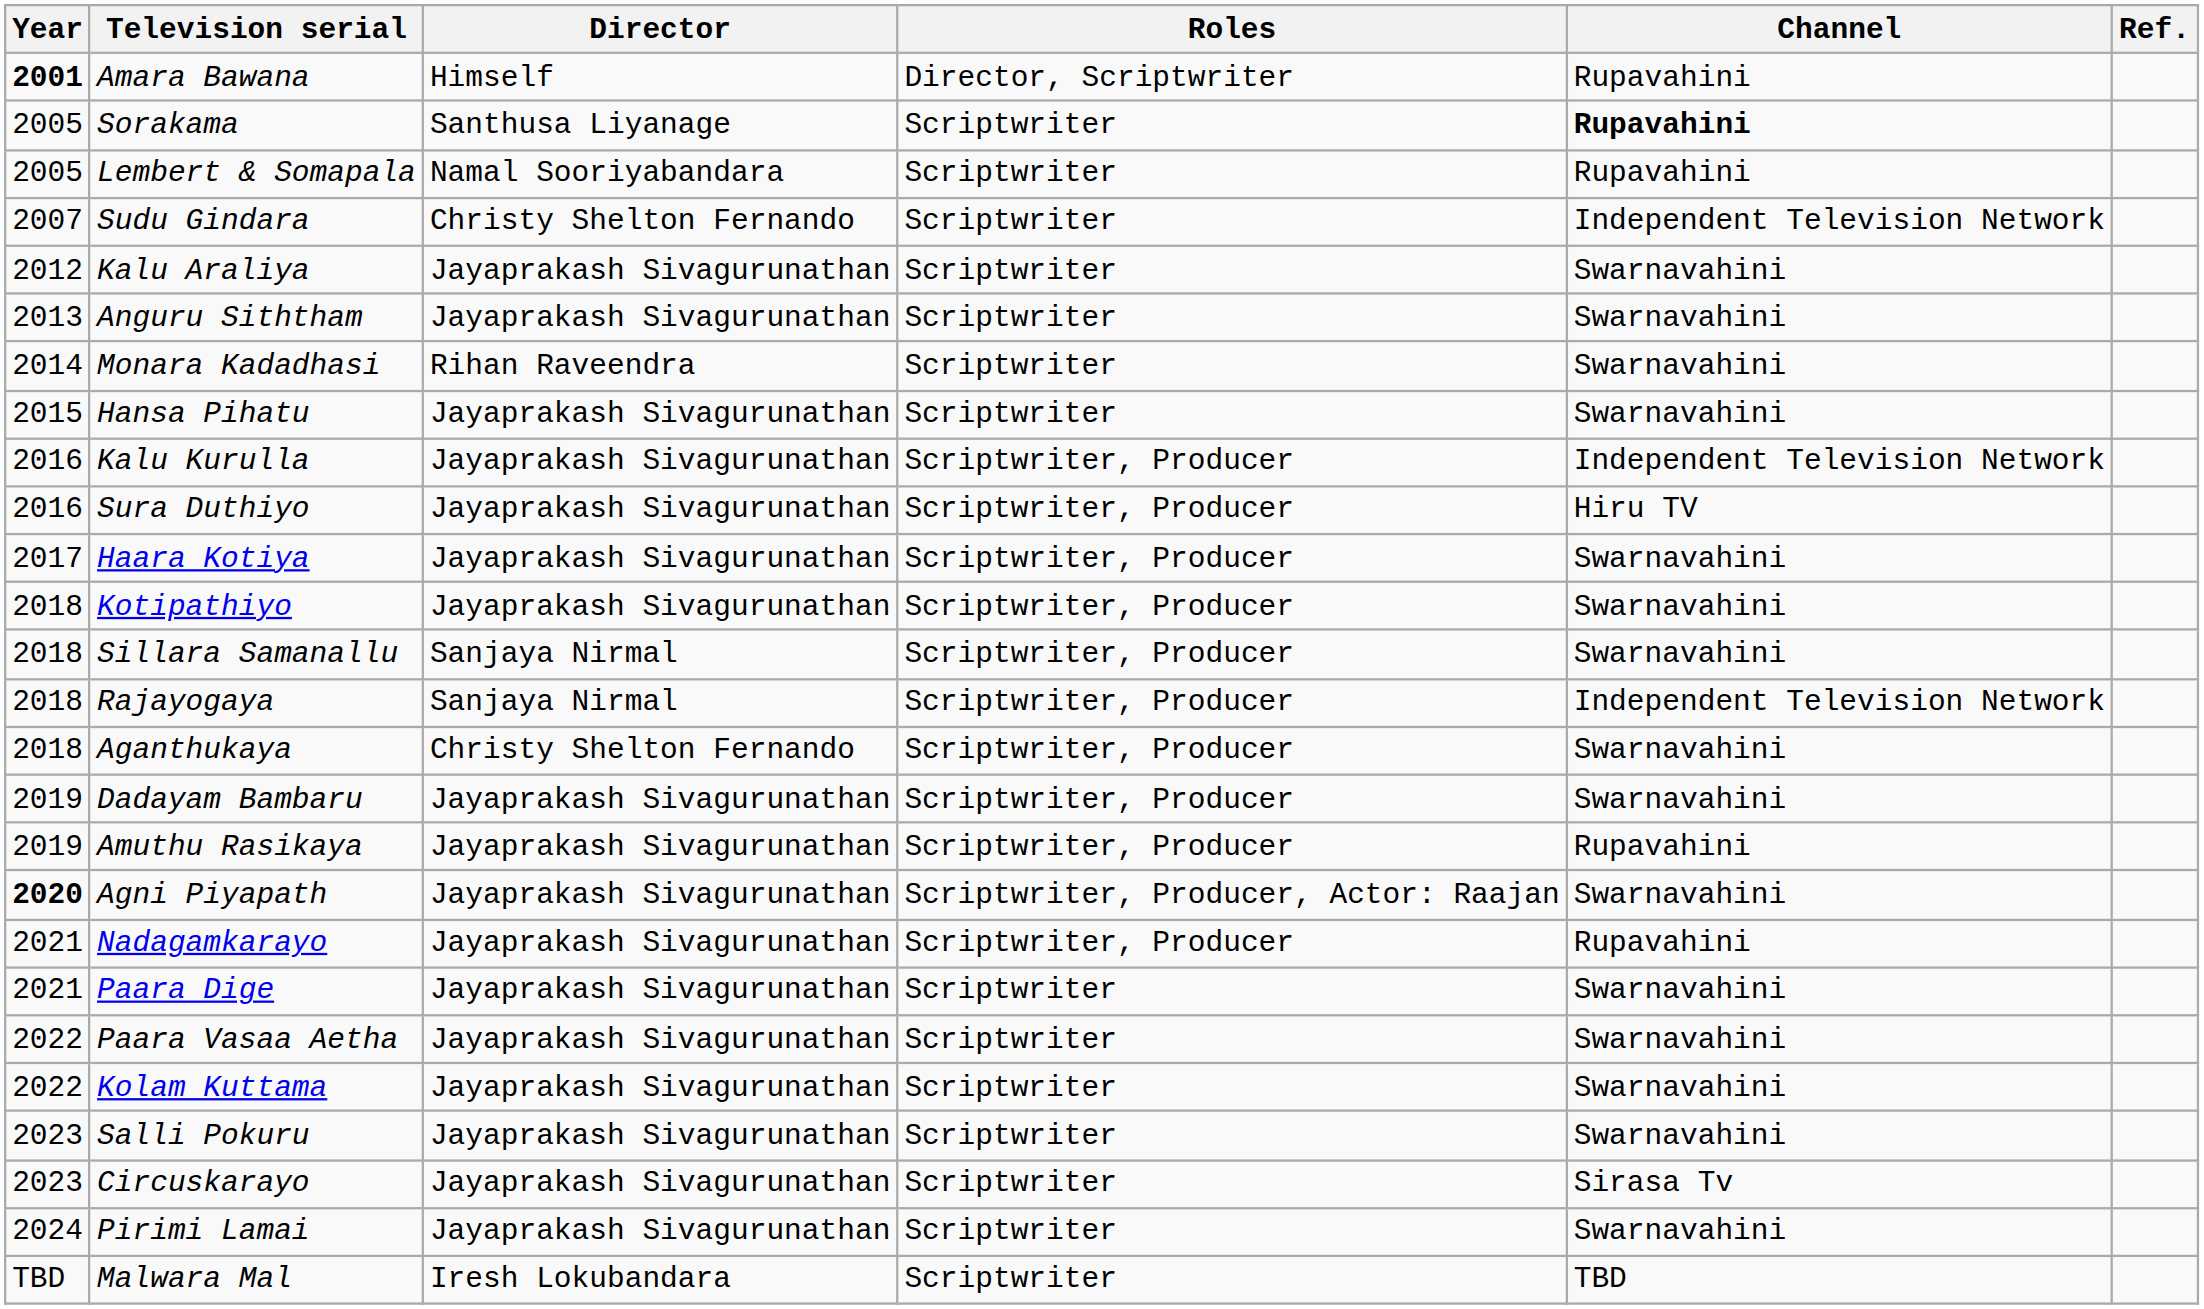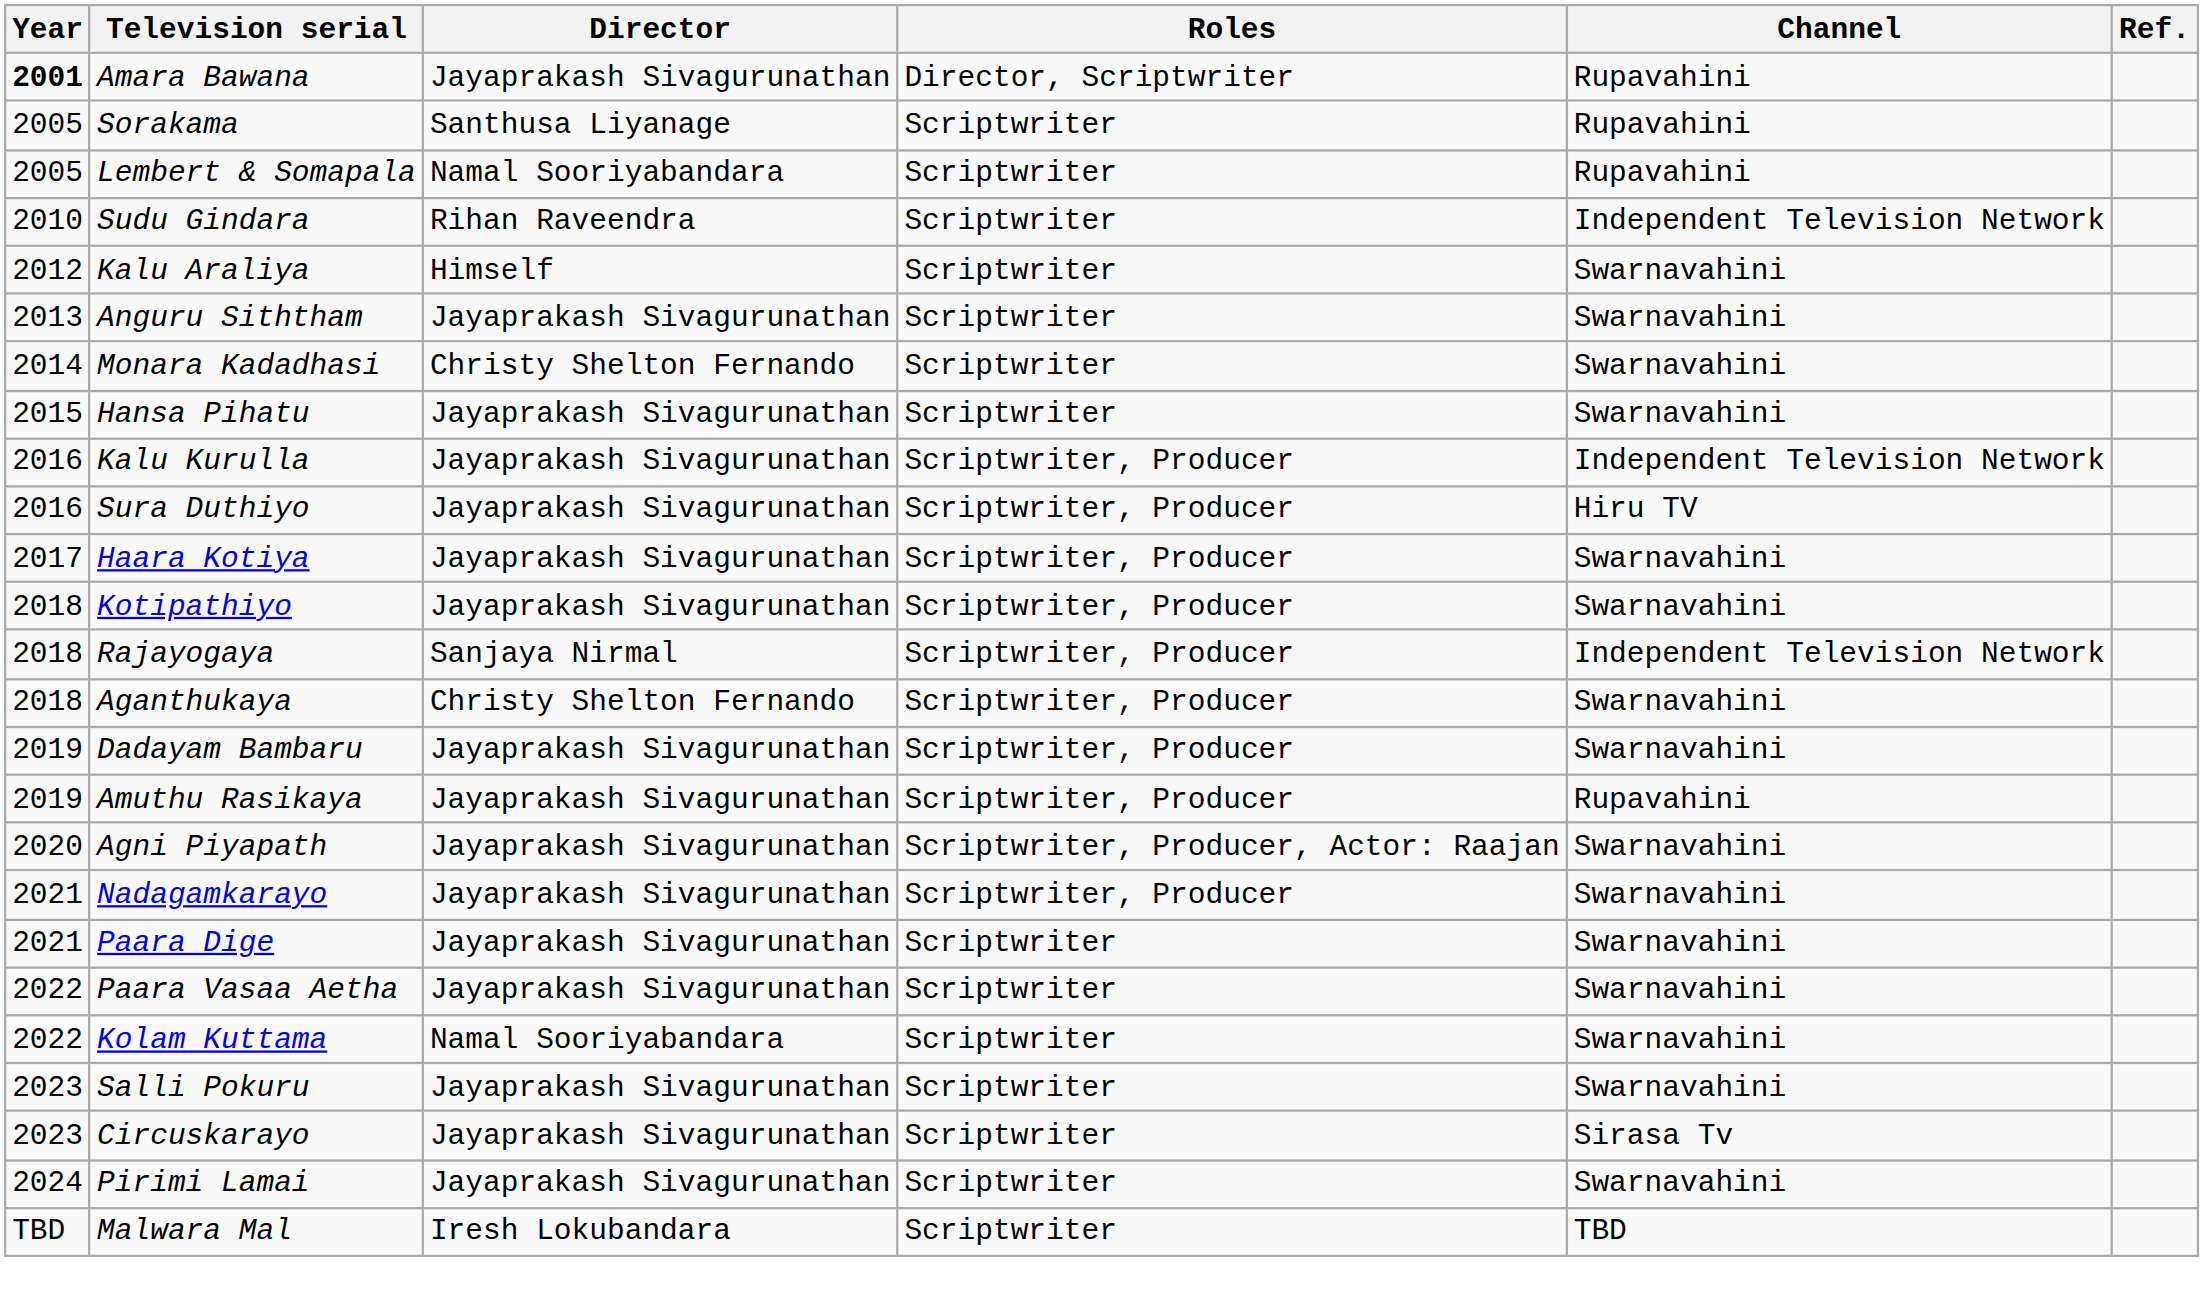(492, 77) Himself -> (660, 77) Jayaprakash Sivagurunathan
(1662, 125) bold -> (1662, 125) normal
(48, 222) 2007 -> (48, 222) 2010
(642, 222) Christy Shelton Fernando -> (563, 222) Rihan Raveendra
(660, 270) Jayaprakash Sivagurunathan -> (492, 270) Himself
(563, 366) Rihan Raveendra -> (642, 366) Christy Shelton Fernando
- row: (248, 654)
(48, 895) bold -> (48, 847) normal
(1662, 943) Rupavahini -> (1680, 895) Swarnavahini
(660, 1087) Jayaprakash Sivagurunathan -> (607, 1039) Namal Sooriyabandara
